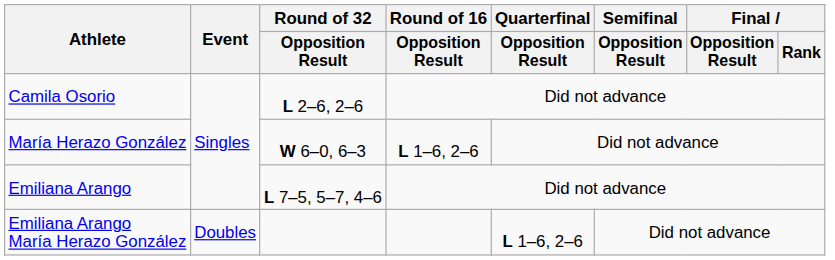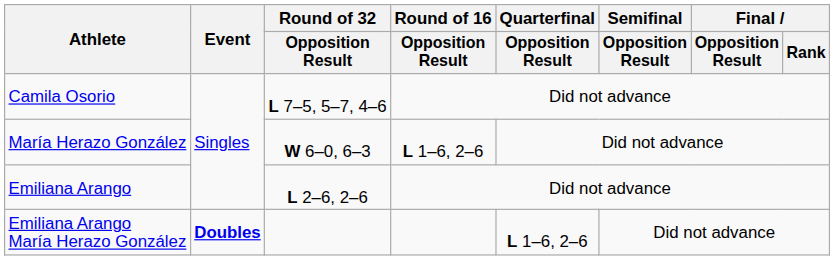(323, 106) L 2–6, 2–6 -> (328, 106) L 7–5, 5–7, 4–6
(323, 197) L 7–5, 5–7, 4–6 -> (328, 197) L 2–6, 2–6
(225, 233) normal -> (227, 233) bold
